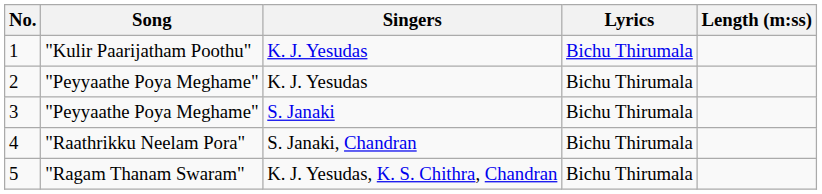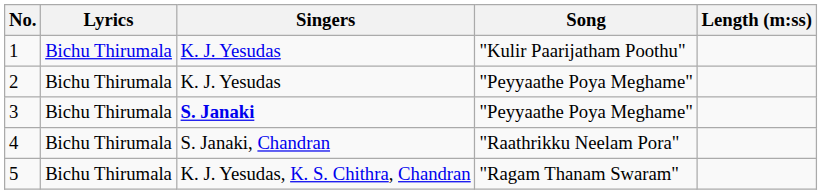columns swapped: (152, 20) <-> (629, 20)
(301, 112) normal -> (217, 112) bold
